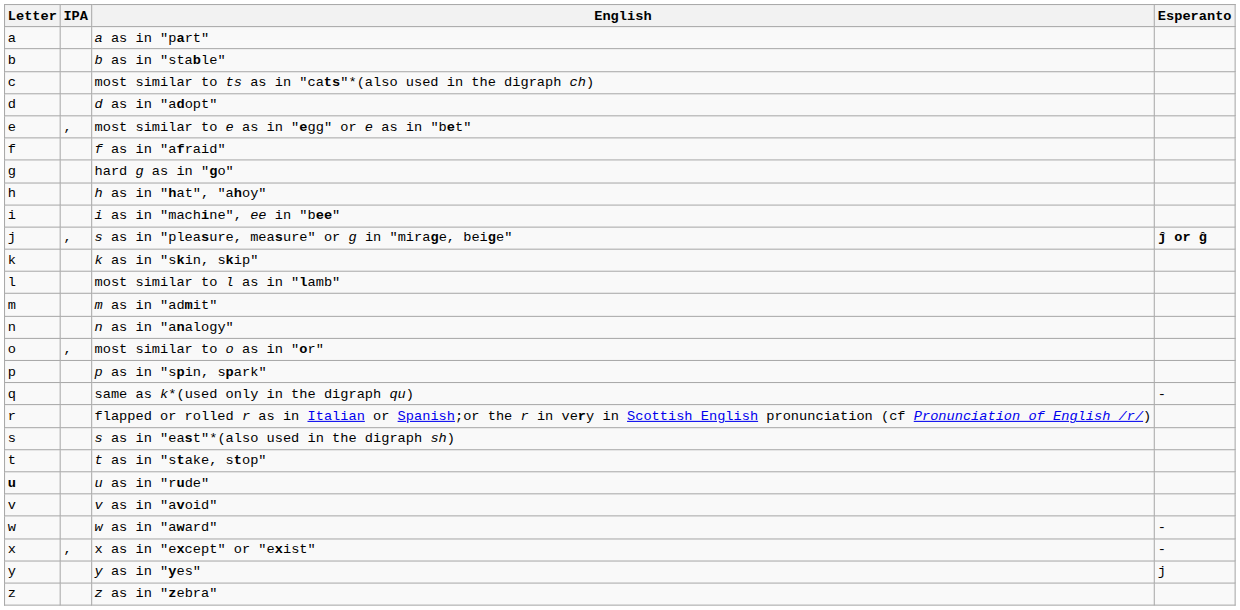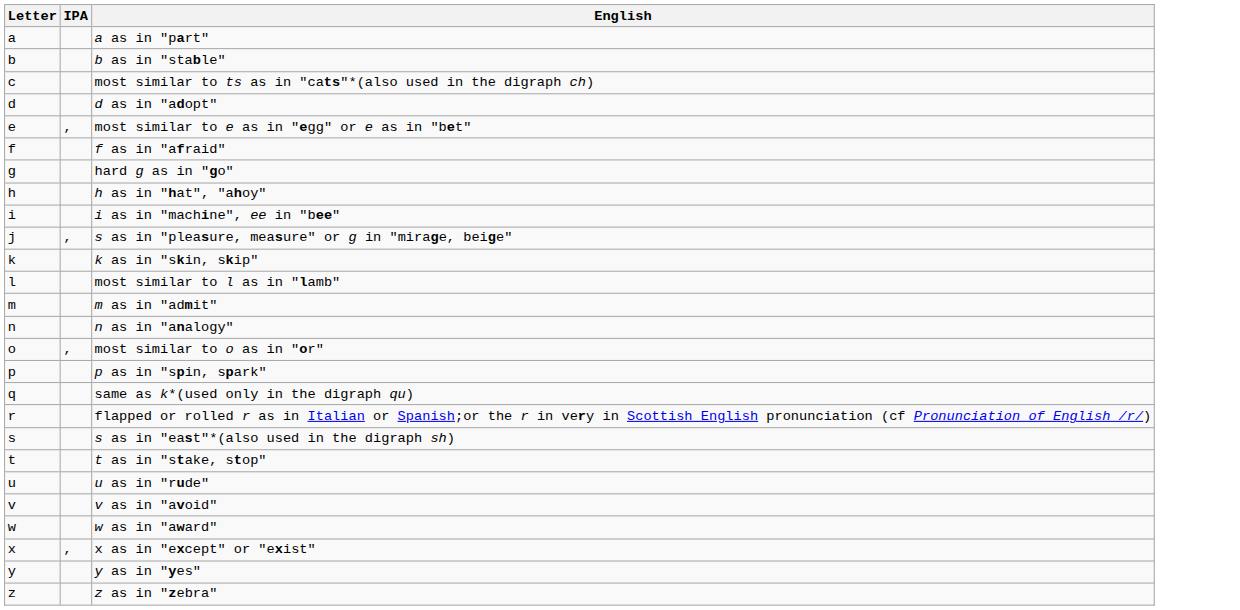- column: (1195, 16)
(12, 483) bold -> (12, 483) normal
